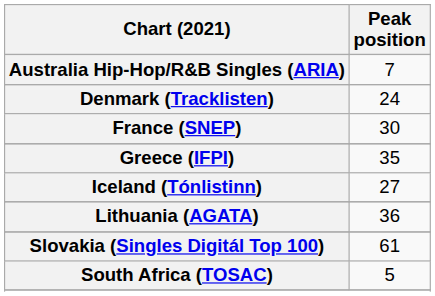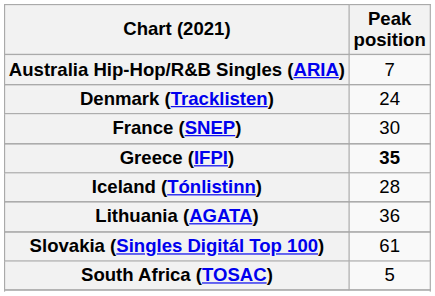(390, 157) normal -> (390, 157) bold
(390, 187) 27 -> (390, 187) 28
